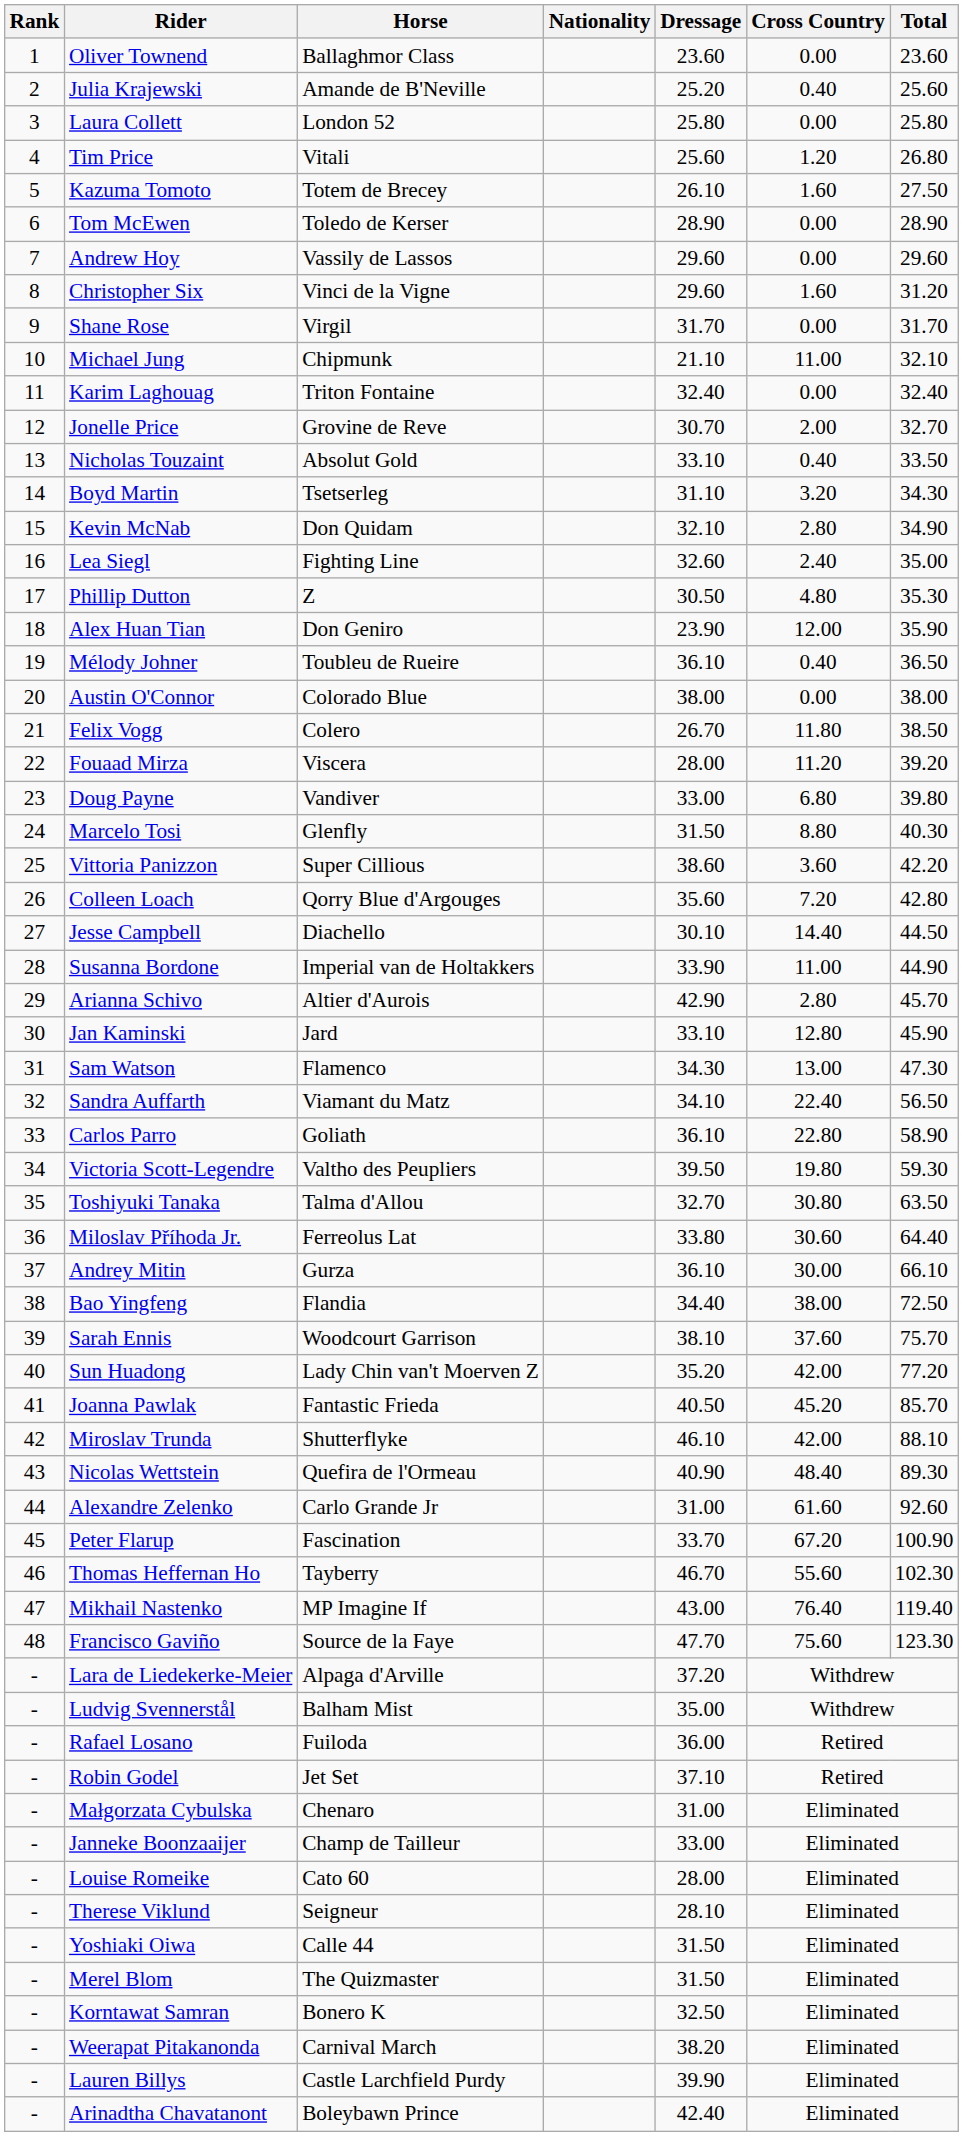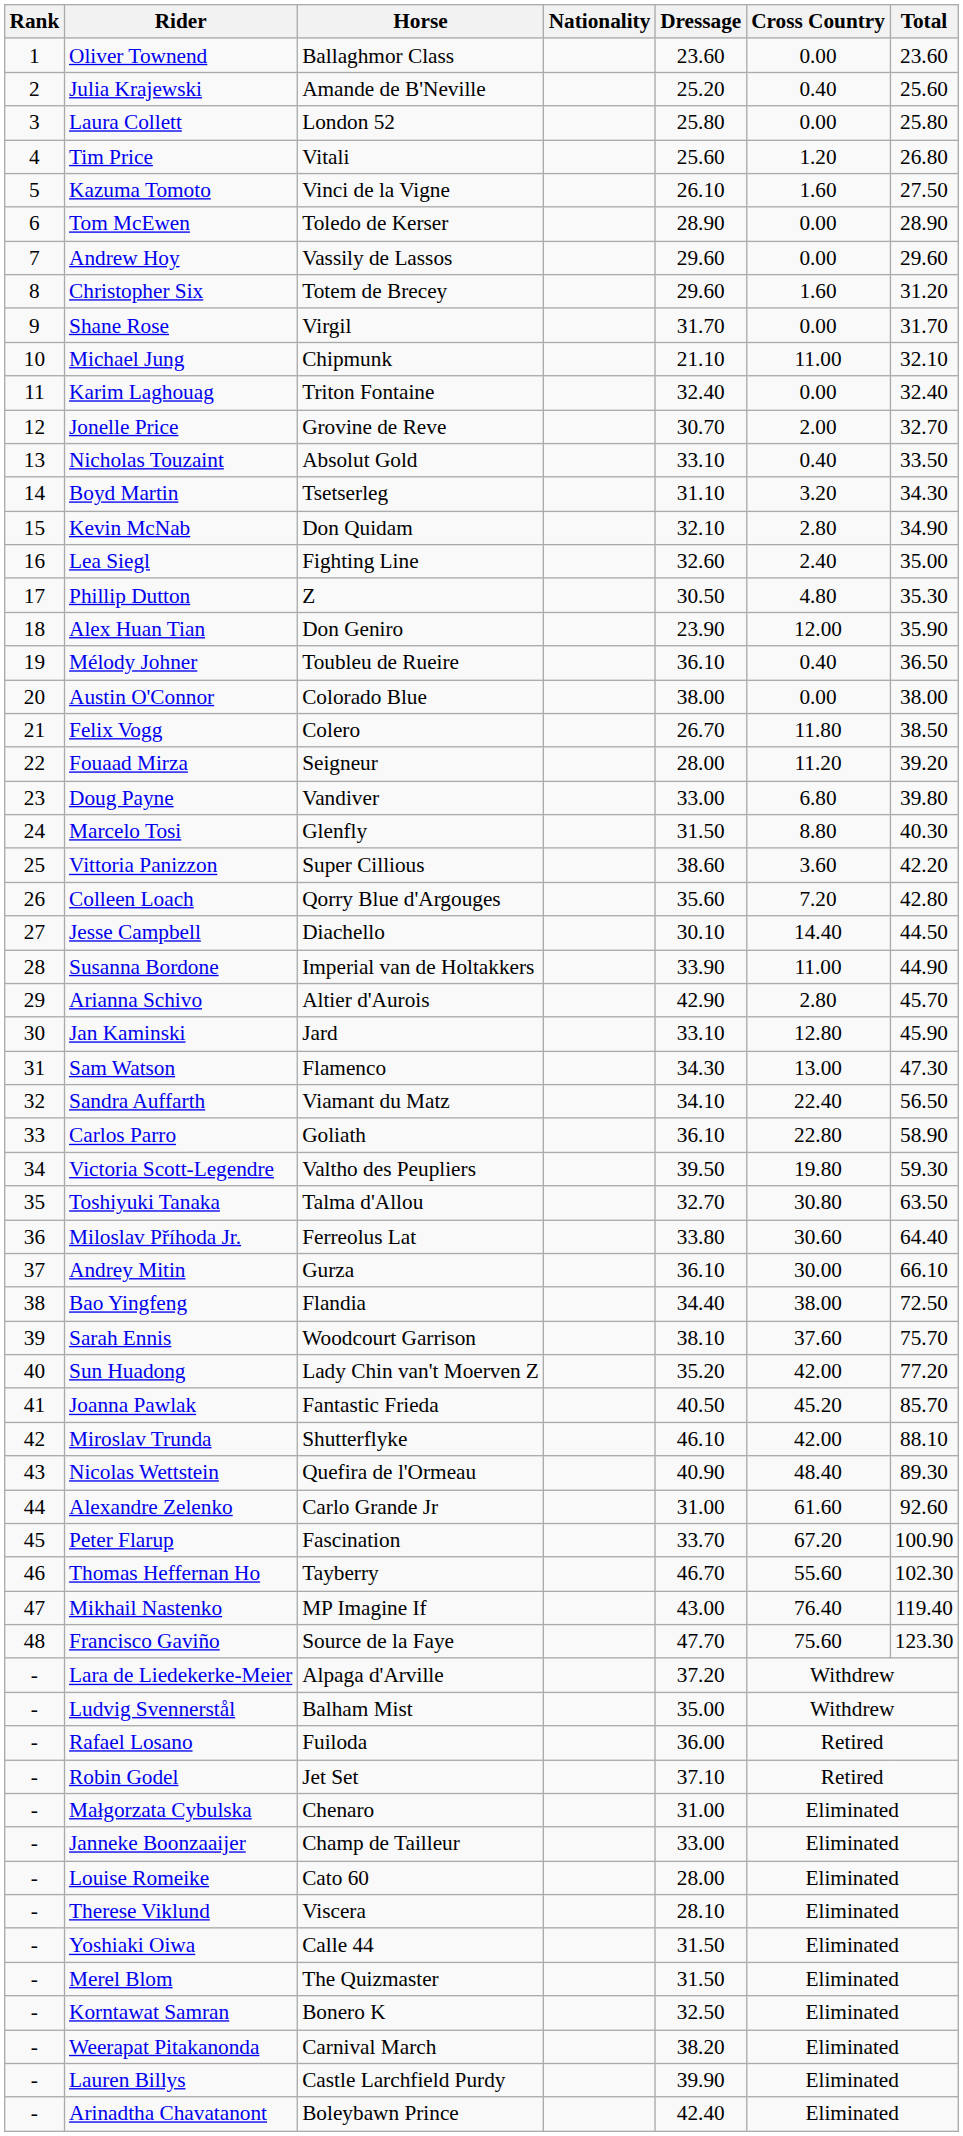(375, 190) Totem de Brecey -> (376, 190) Vinci de la Vigne
(376, 291) Vinci de la Vigne -> (375, 291) Totem de Brecey
(334, 763) Viscera -> (340, 763) Seigneur
(340, 1911) Seigneur -> (334, 1911) Viscera
